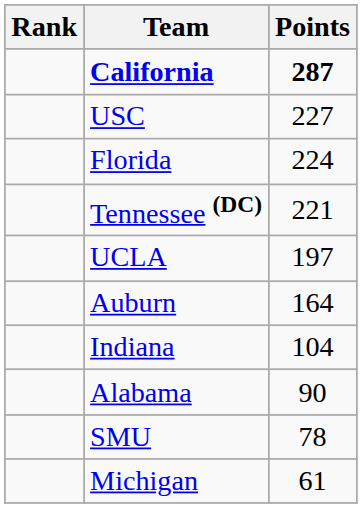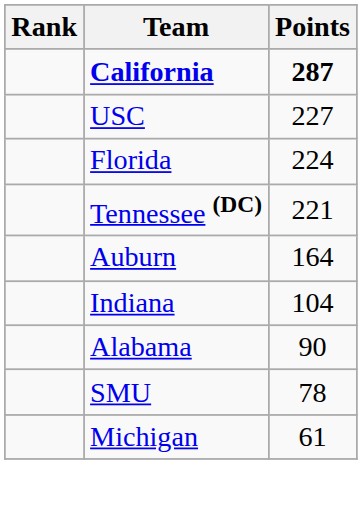- row: (128, 257)
